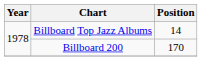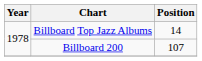(176, 47) 170 -> (176, 47) 107
